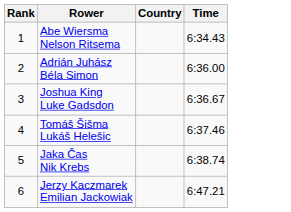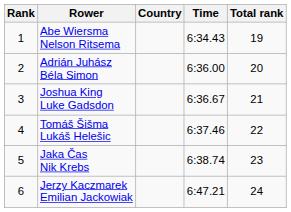+ column: (257, 13)
